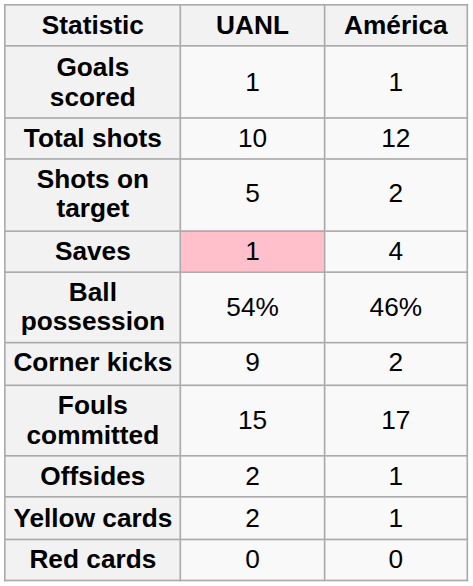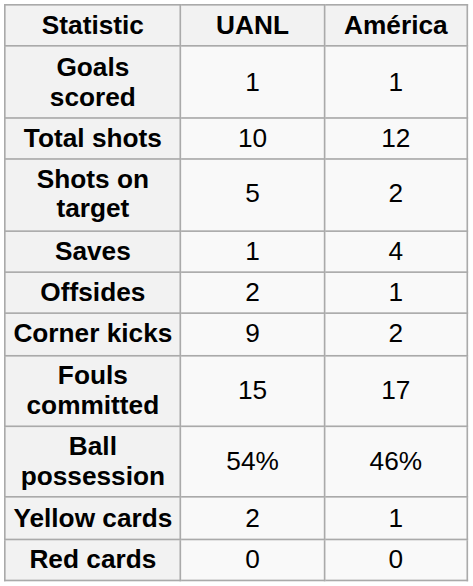(253, 250) pink background -> (253, 250) no background
rows swapped: (93, 307) <-> (93, 476)
